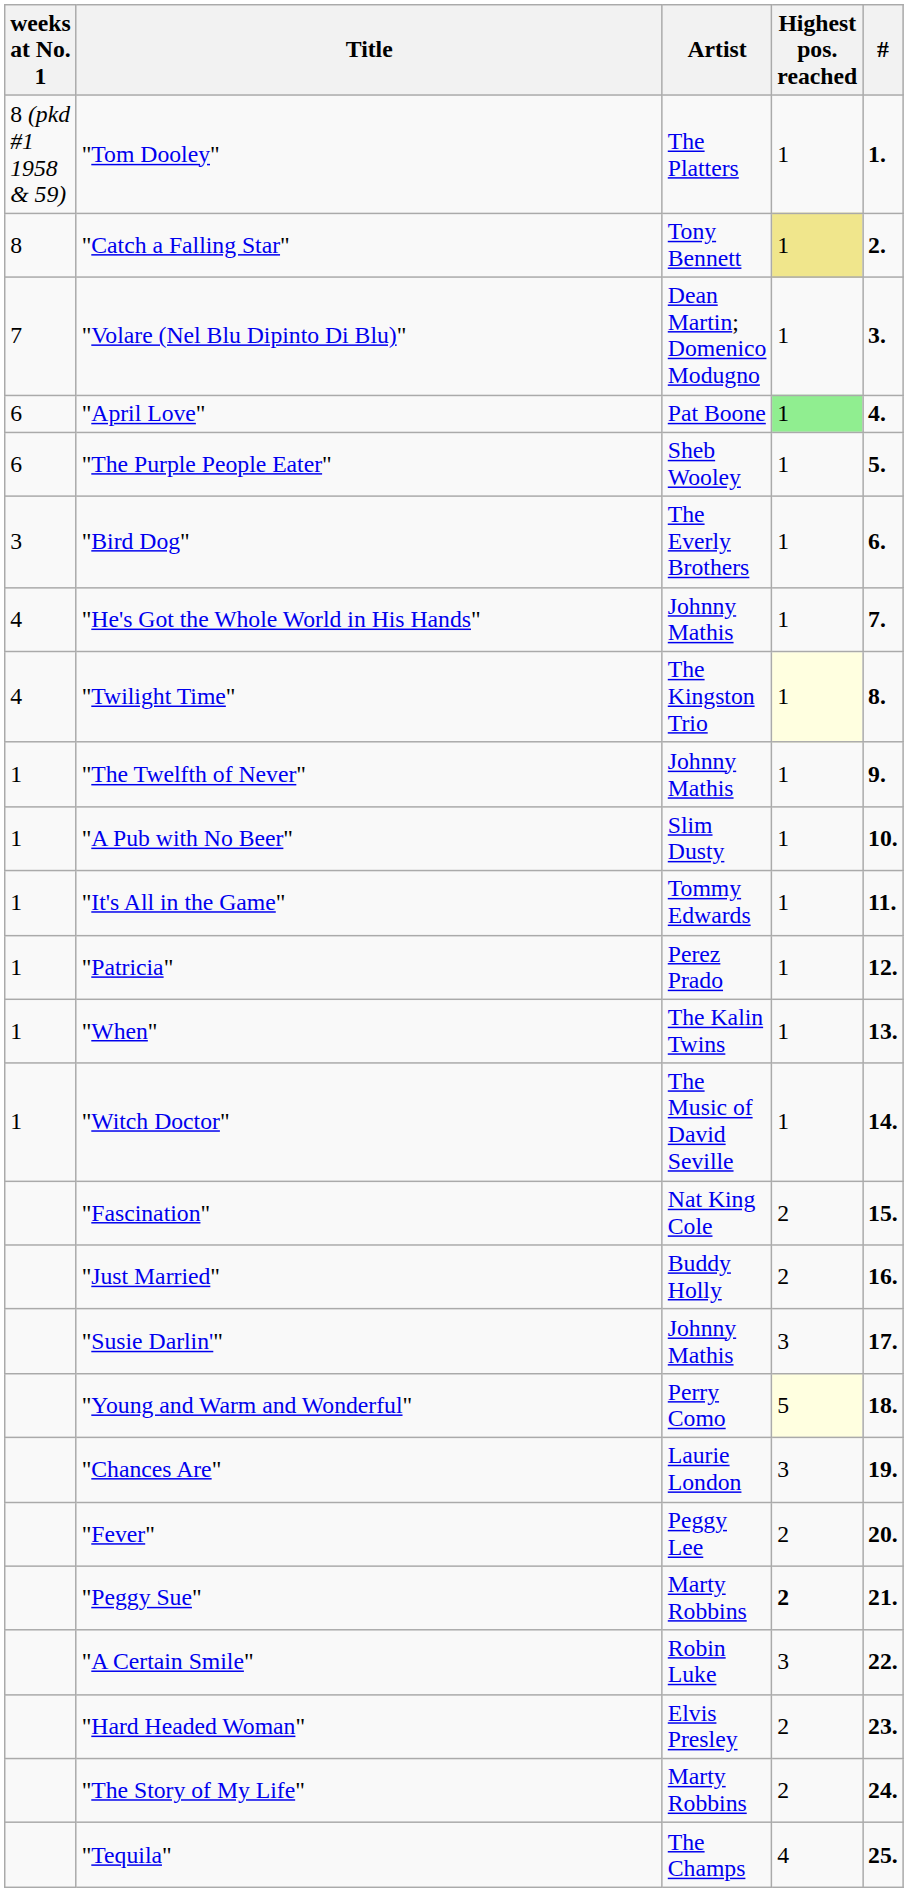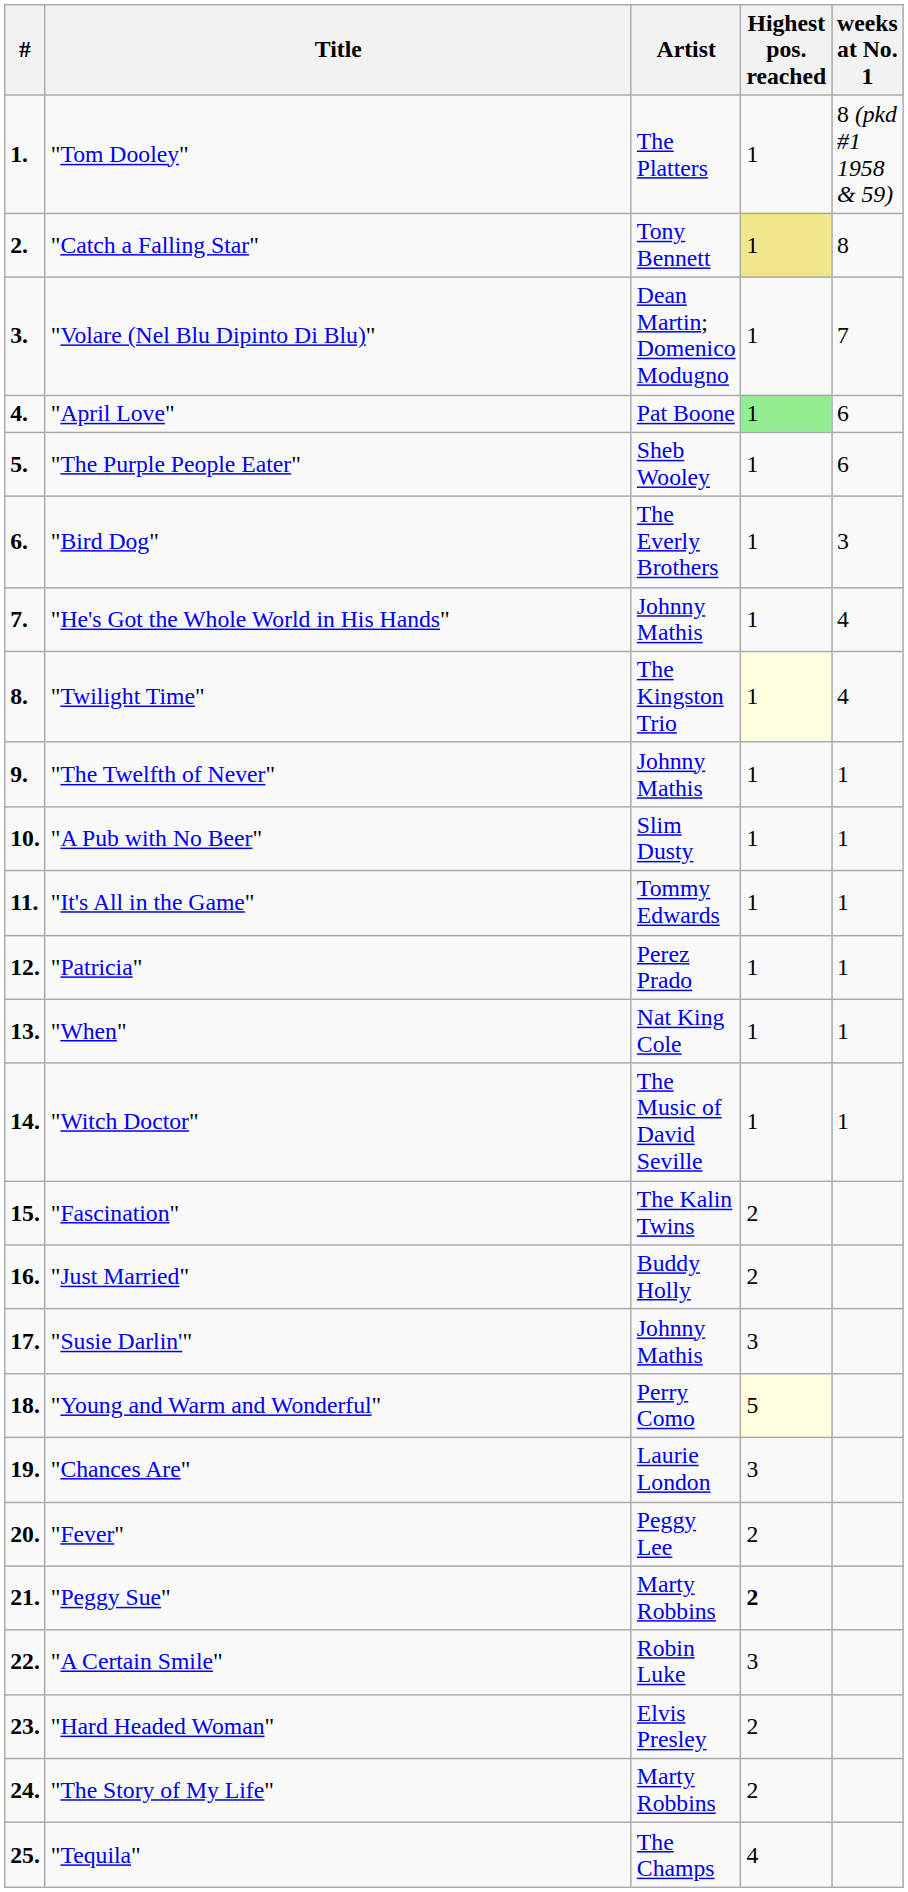columns swapped: (883, 49) <-> (40, 49)
(715, 1030) The Kalin Twins -> (681, 1030) Nat King Cole
(712, 1212) Nat King Cole -> (685, 1212) The Kalin Twins
